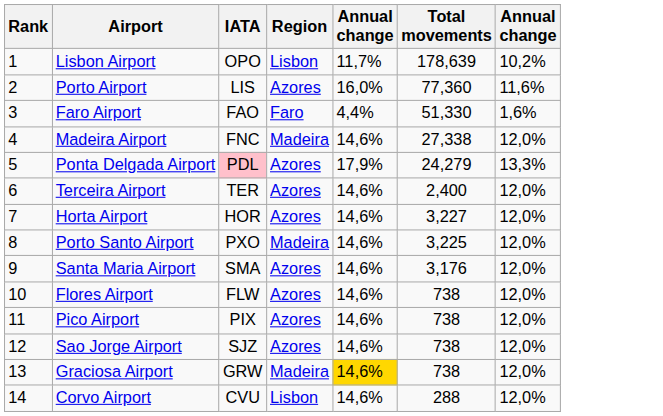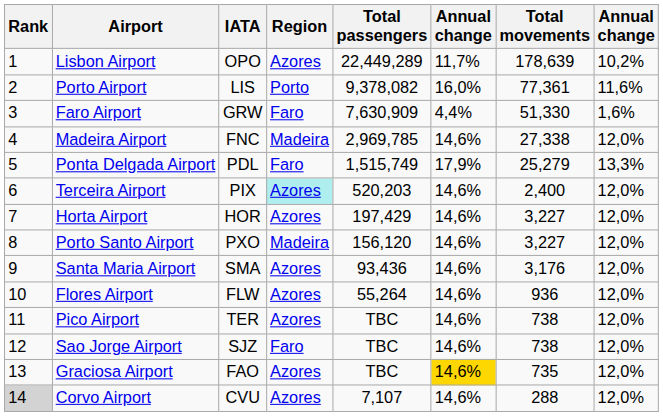+ column: (382, 26)
(294, 61) Lisbon -> (295, 61) Azores
(295, 87) Azores -> (290, 87) Porto
(447, 87) 77,360 -> (545, 87) 77,361
(243, 113) FAO -> (243, 113) GRW
(243, 165) pink background -> (243, 165) no background
(295, 165) Azores -> (287, 165) Faro
(447, 165) 24,279 -> (545, 165) 25,279
(243, 191) TER -> (243, 191) PIX
(295, 191) no background -> (295, 191) paleturquoise background
(447, 242) 3,225 -> (545, 242) 3,227
(447, 294) 738 -> (545, 294) 936
(243, 320) PIX -> (243, 320) TER
(295, 346) Azores -> (287, 346) Faro
(243, 372) GRW -> (243, 372) FAO
(299, 372) Madeira -> (295, 372) Azores
(447, 372) 738 -> (545, 372) 735
(17, 398) no background -> (17, 398) lightgrey background
(294, 398) Lisbon -> (295, 398) Azores
